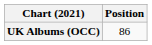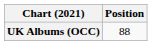(125, 31) 86 -> (125, 31) 88
